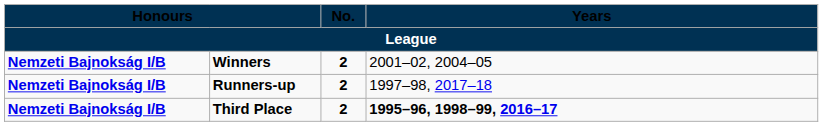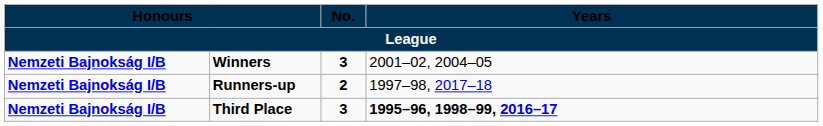(343, 62) 2 -> (343, 62) 3
(343, 109) 2 -> (343, 109) 3
